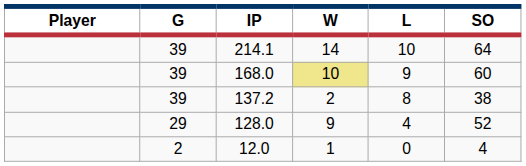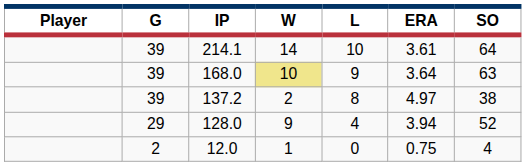+ column: (421, 20)
(483, 74) 60 -> (488, 74) 63
